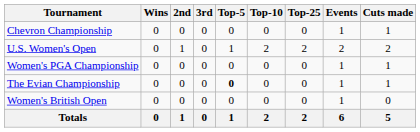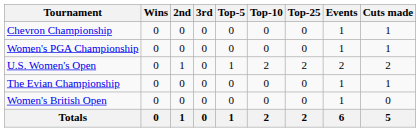rows swapped: (51, 48) <-> (73, 65)
(231, 83) bold -> (231, 83) normal
